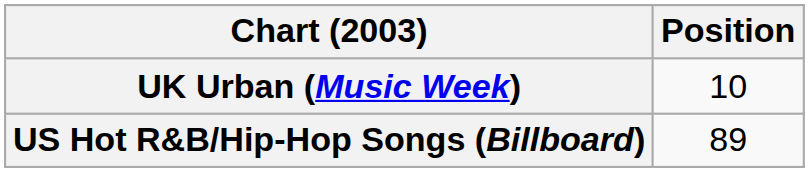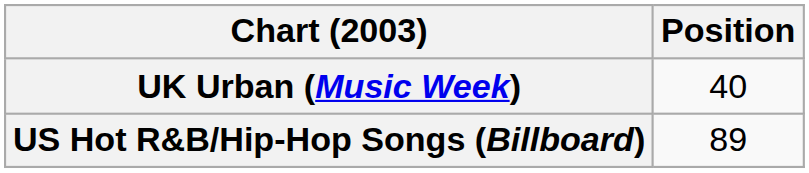(728, 85) 10 -> (728, 85) 40
